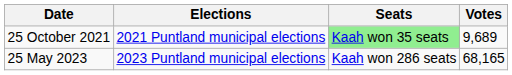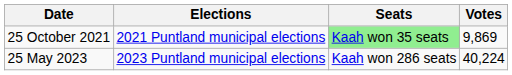(480, 37) 9,689 -> (480, 37) 9,869
(484, 59) 68,165 -> (484, 59) 40,224
